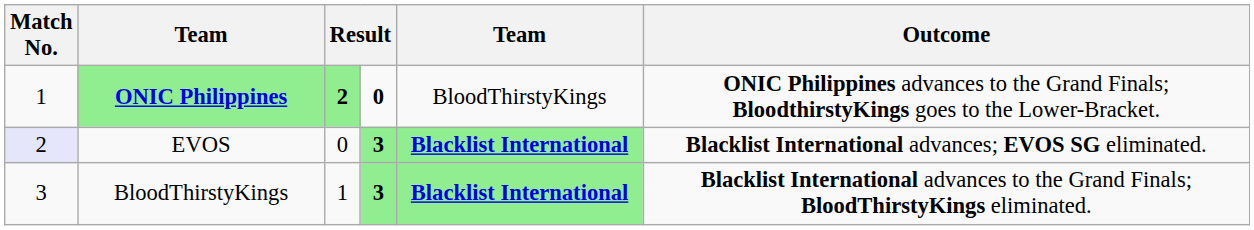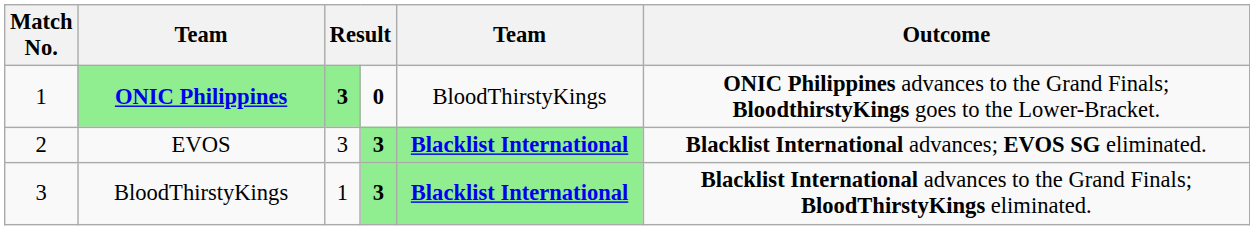(342, 96) 2 -> (342, 96) 3
(41, 144) lavender background -> (41, 144) no background
(342, 144) 0 -> (342, 144) 3
